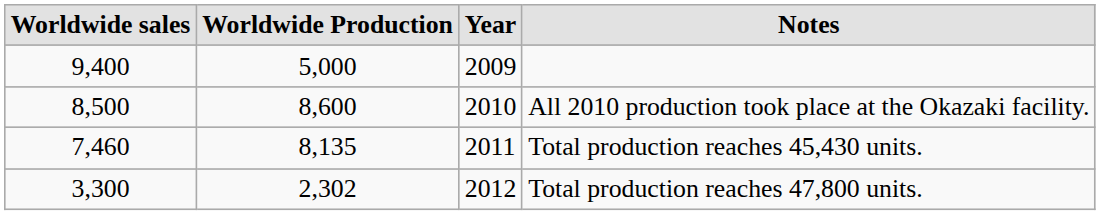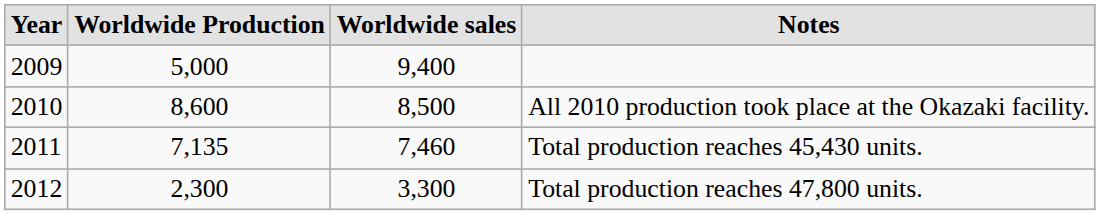columns swapped: (491, 24) <-> (101, 24)
(328, 147) 8,135 -> (199, 147) 7,135
(328, 188) 2,302 -> (199, 188) 2,300
